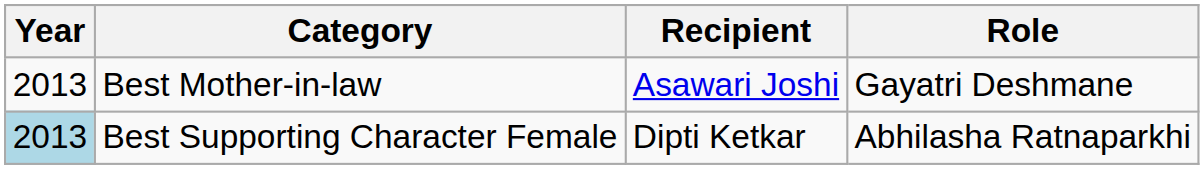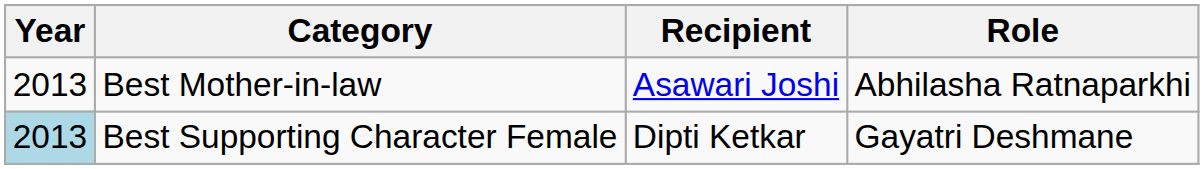(994, 84) Gayatri Deshmane -> (1023, 84) Abhilasha Ratnaparkhi
(1023, 137) Abhilasha Ratnaparkhi -> (994, 137) Gayatri Deshmane
